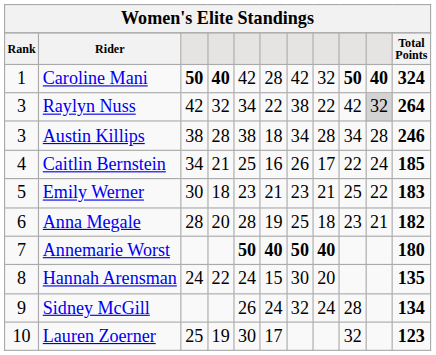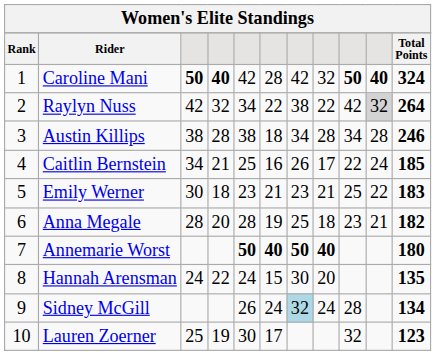(22, 106) 3 -> (22, 106) 2
(300, 307) no background -> (300, 307) lightblue background
